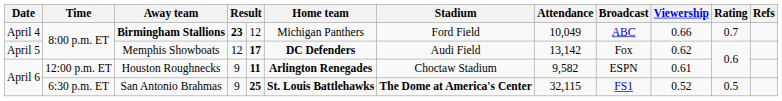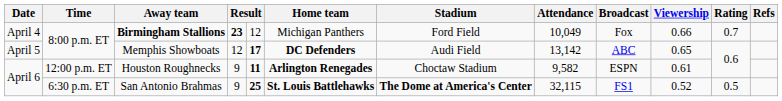(624, 31) ABC -> (624, 31) Fox
(624, 50) Fox -> (624, 50) ABC
(681, 50) 0.62 -> (681, 50) 0.65
